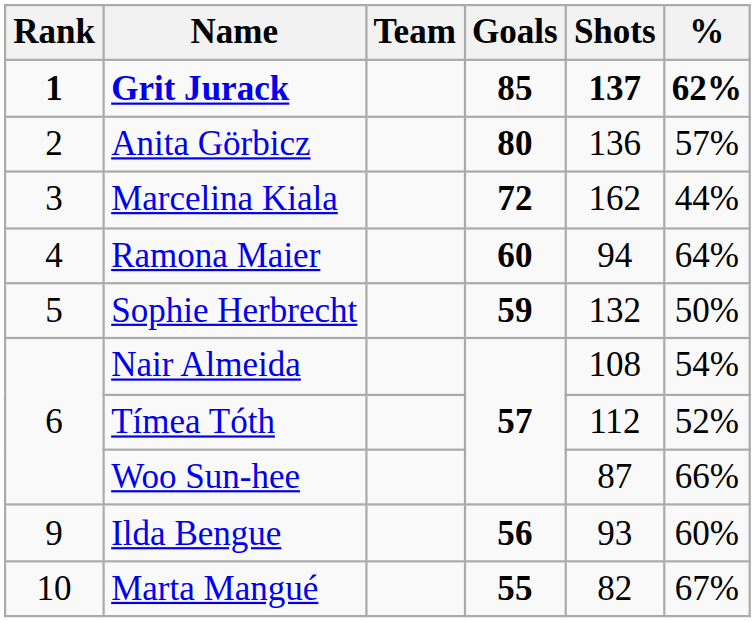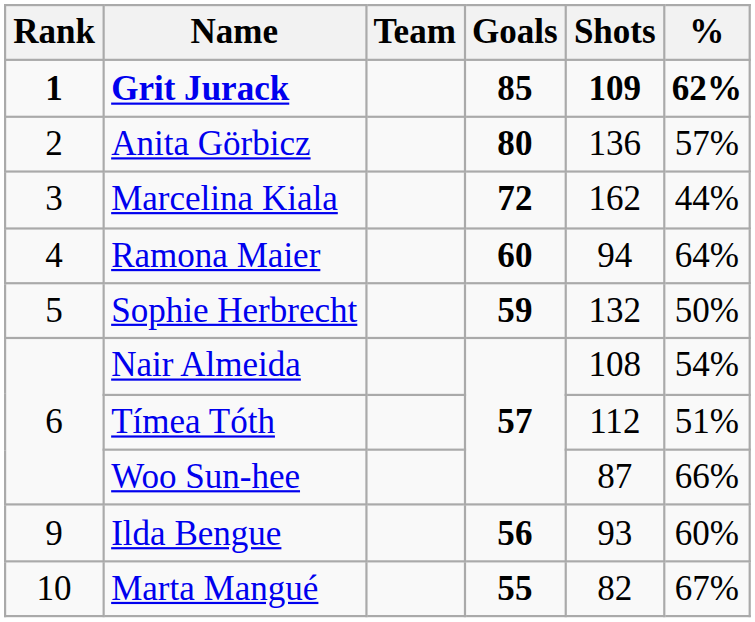(615, 87) 137 -> (615, 87) 109
(707, 421) 52% -> (707, 421) 51%
